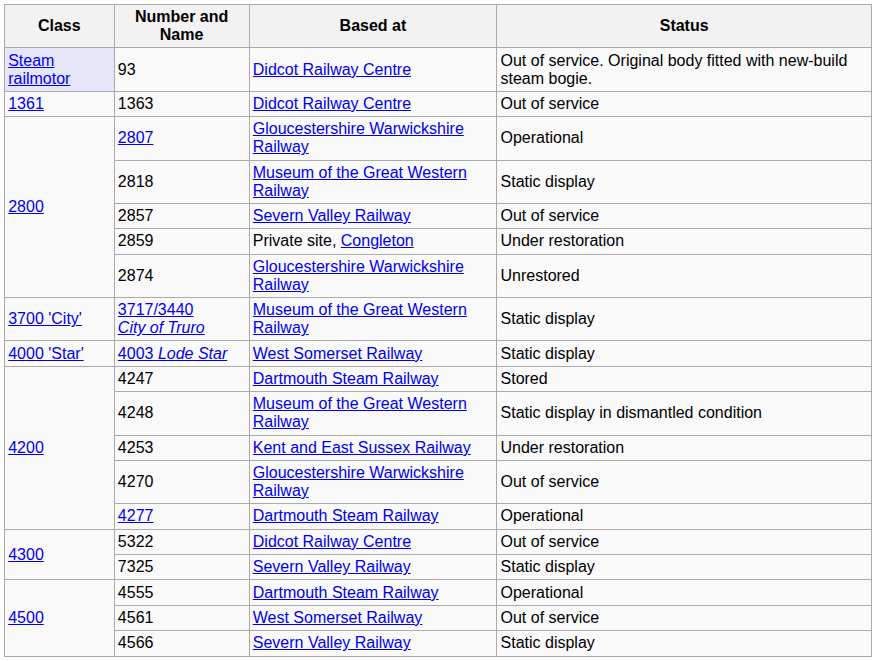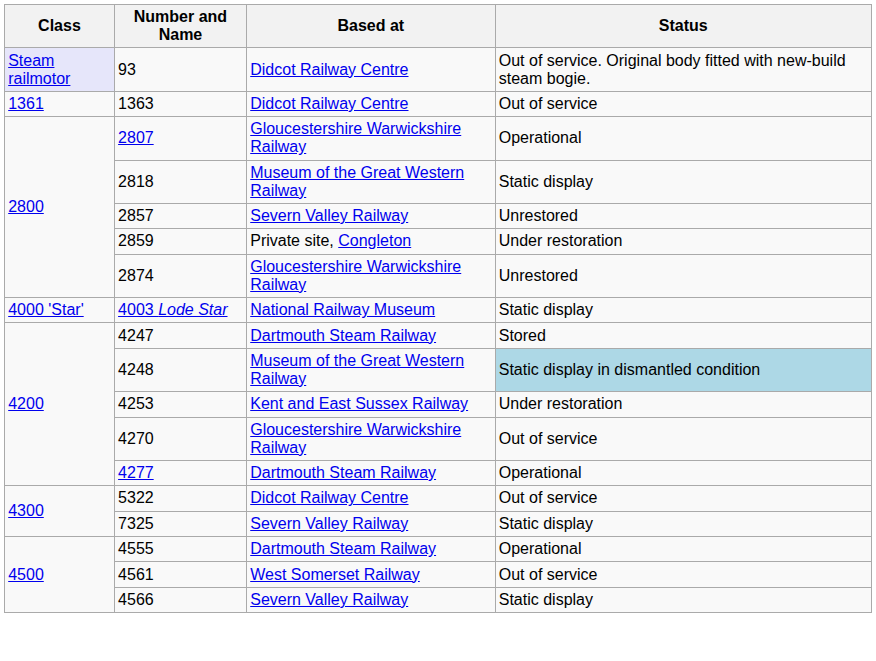(550, 216) Out of service -> (538, 216) Unrestored
- row: (161, 319)
(338, 353) West Somerset Railway -> (343, 310) National Railway Museum
(631, 413) no background -> (629, 369) lightblue background
